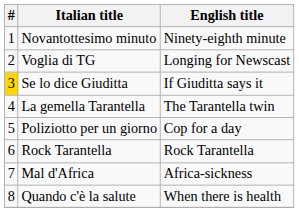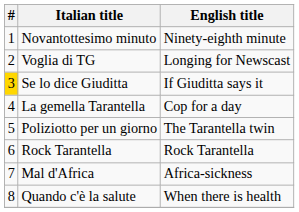(219, 106) The Tarantella twin -> (203, 106) Cop for a day
(203, 128) Cop for a day -> (219, 128) The Tarantella twin
